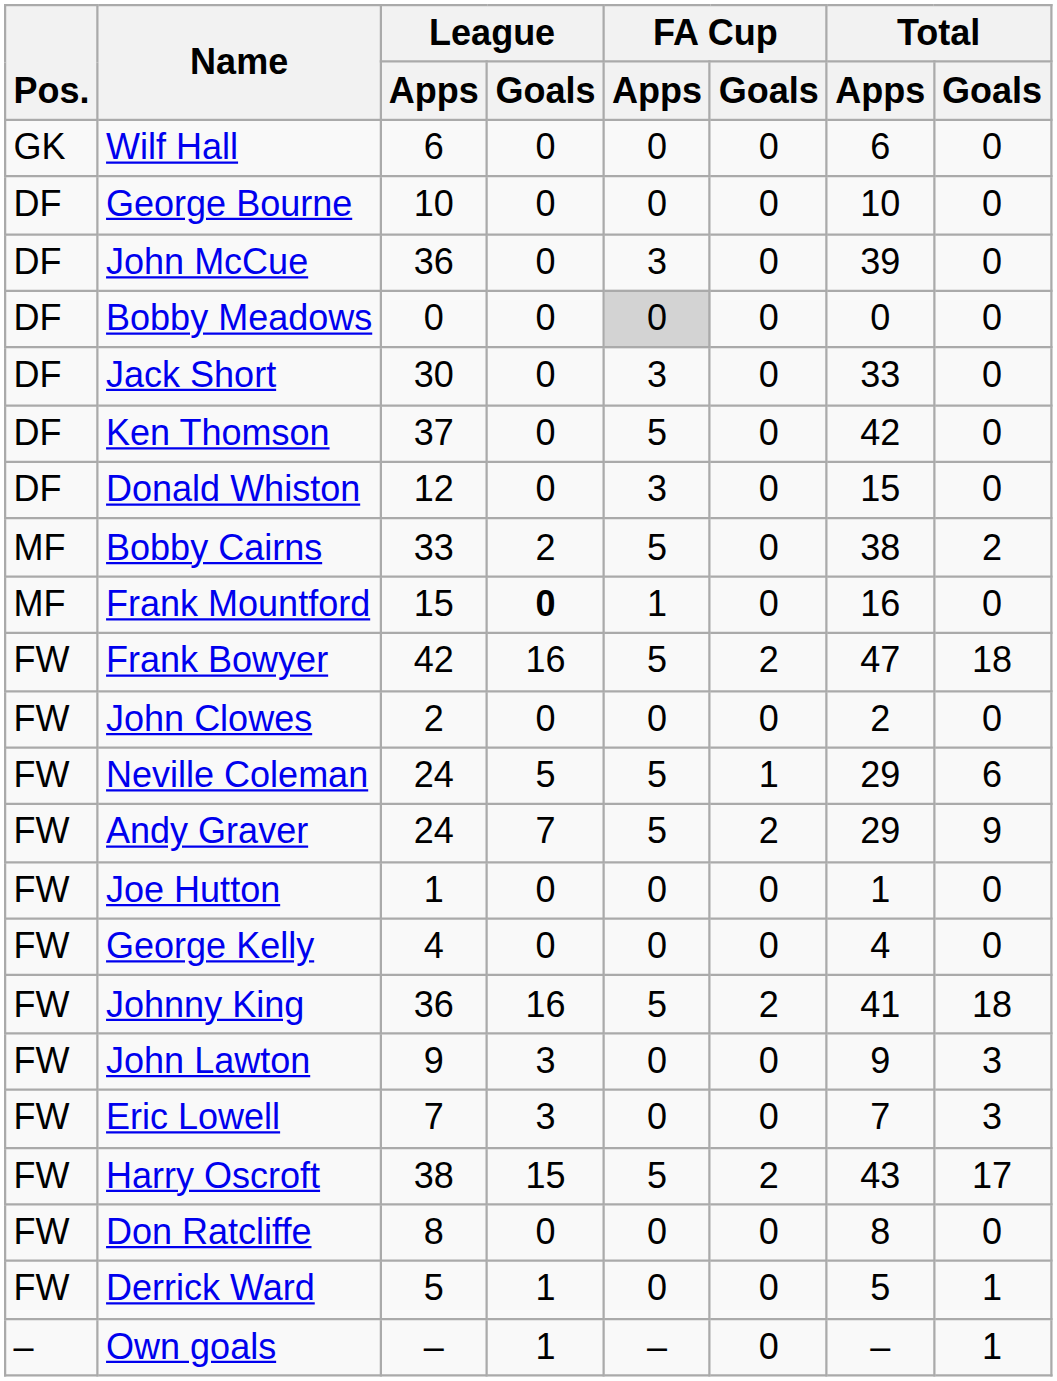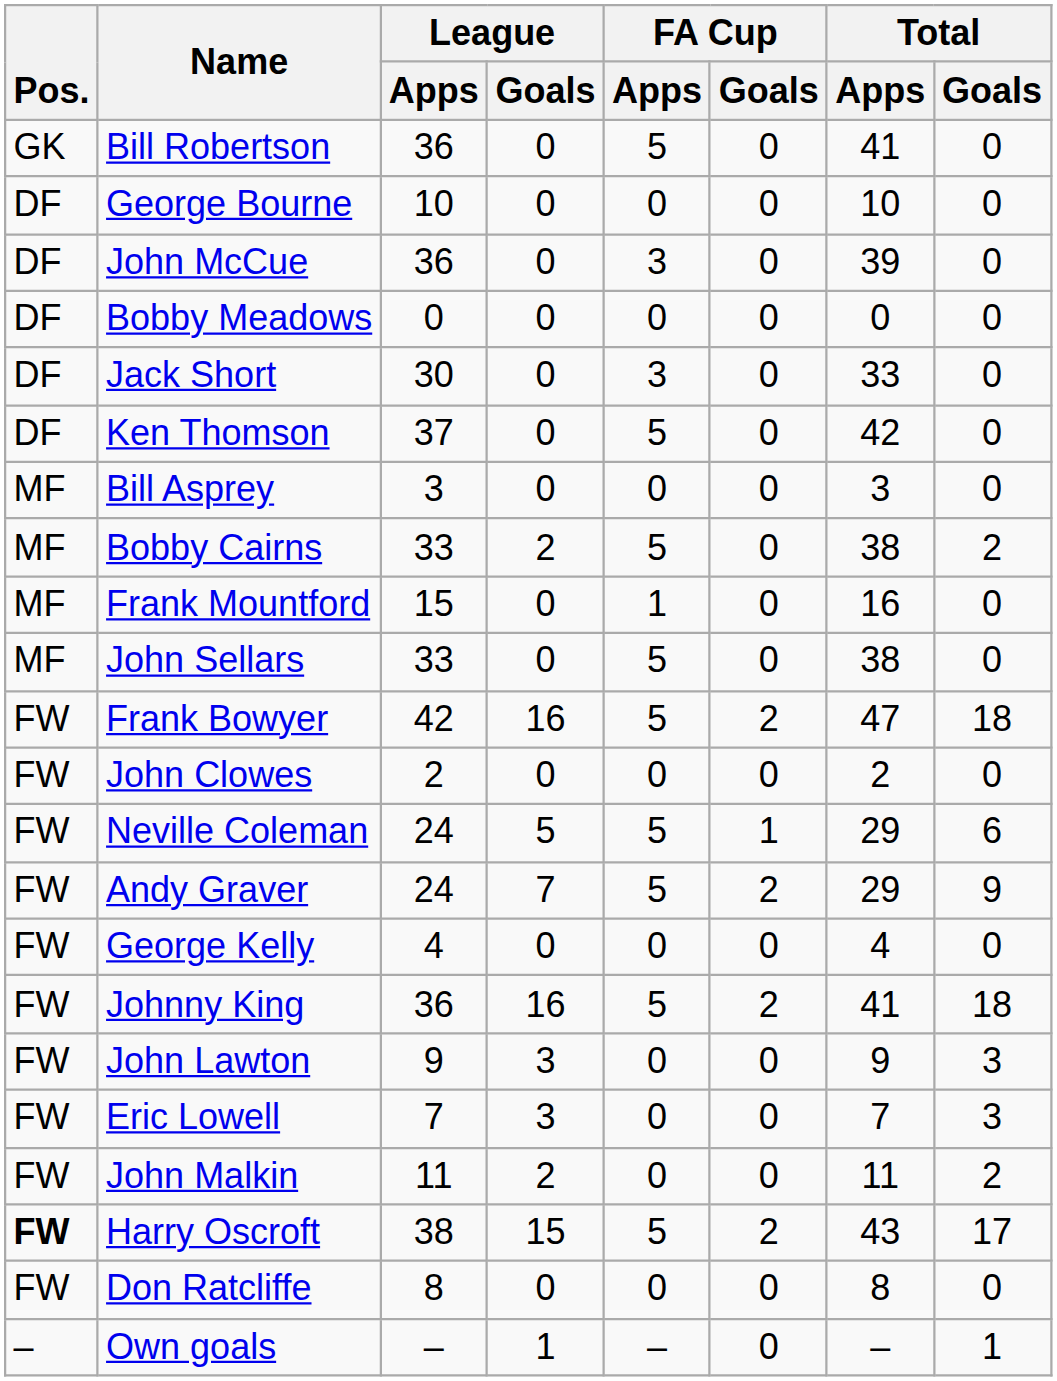- row: (172, 147)
+ row: (218, 147)
(657, 318) lightgrey background -> (657, 318) no background
- row: (233, 489)
+ row: (190, 489)
(545, 603) bold -> (545, 603) normal
+ row: (205, 661)
- row: (193, 889)
+ row: (202, 1174)
(41, 1174) normal -> (41, 1232) bold
- row: (210, 1289)
